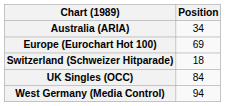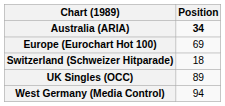(198, 28) normal -> (198, 28) bold
(198, 77) 84 -> (198, 77) 89
